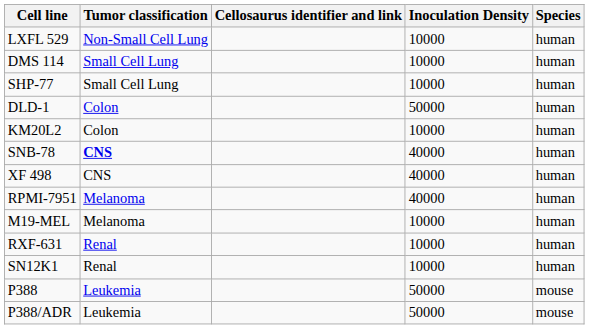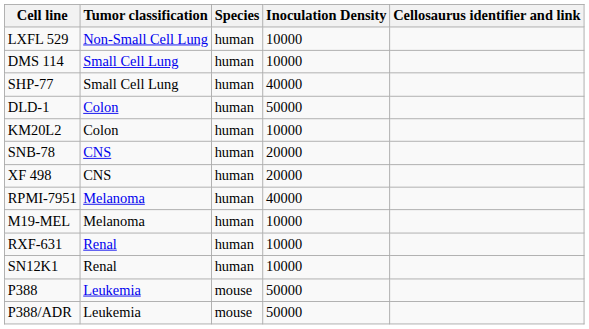columns swapped: (558, 15) <-> (308, 15)
(427, 84) 10000 -> (284, 84) 40000
(98, 152) bold -> (97, 152) normal
(427, 152) 40000 -> (284, 152) 20000
(427, 175) 40000 -> (284, 175) 20000
